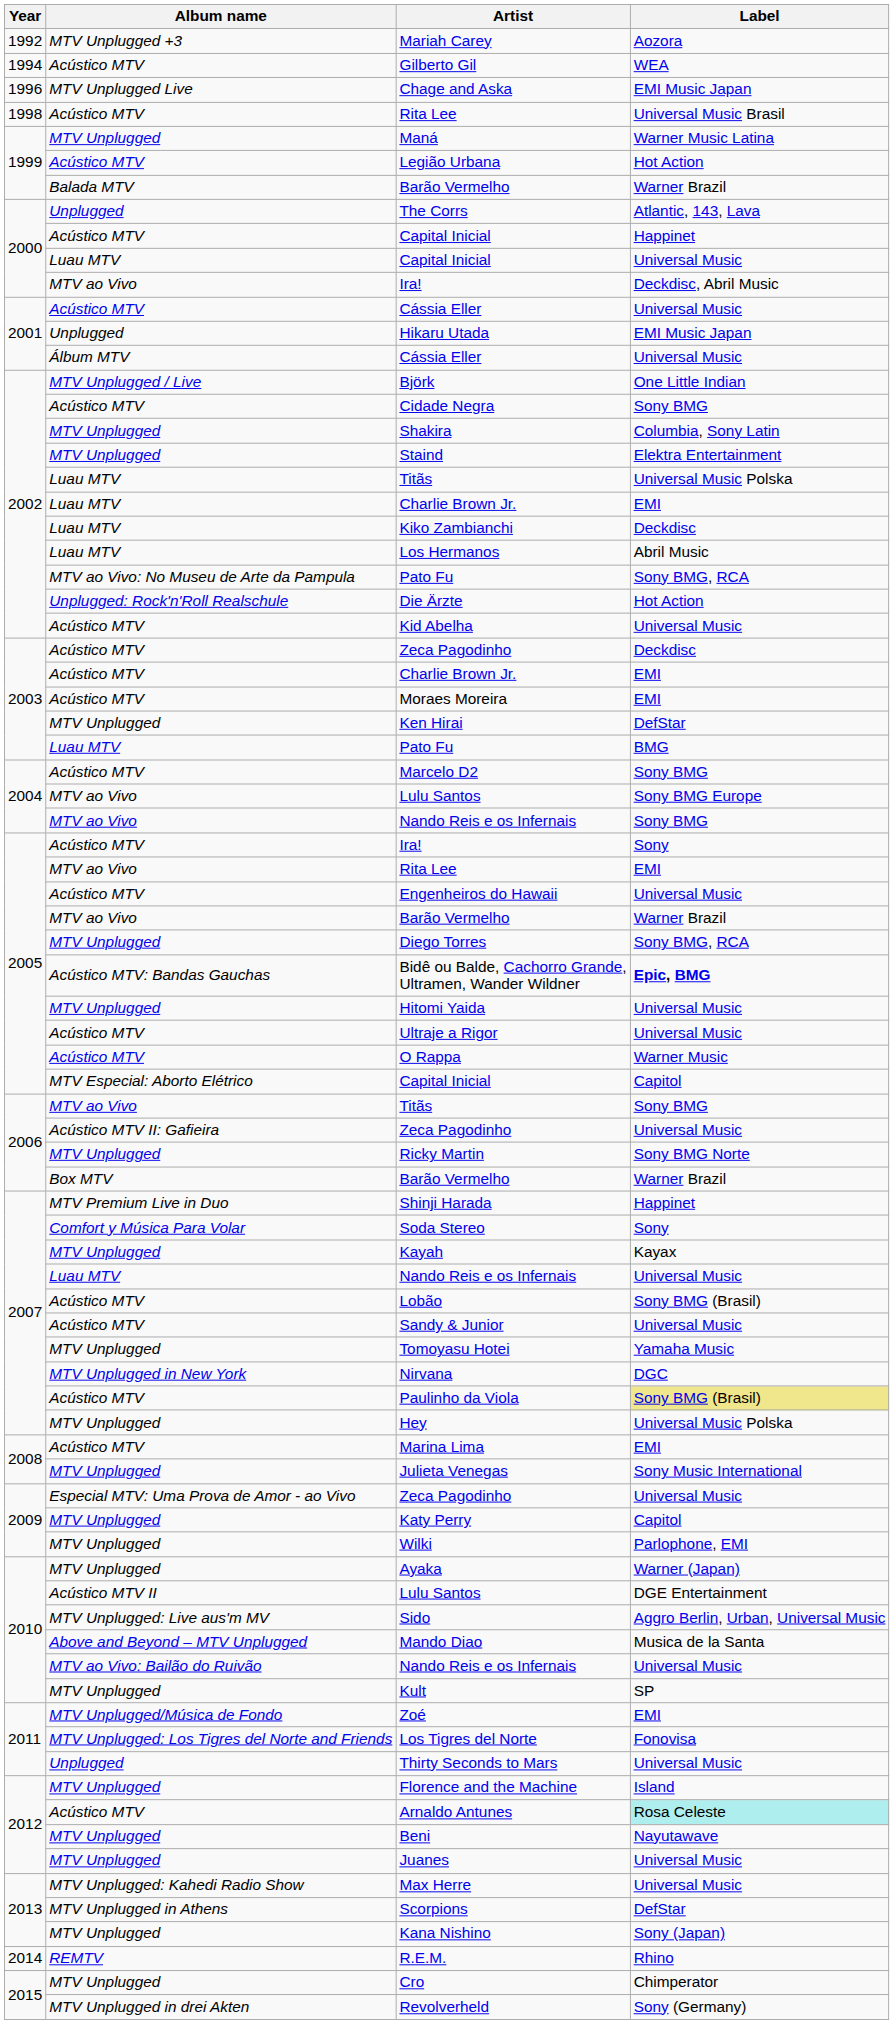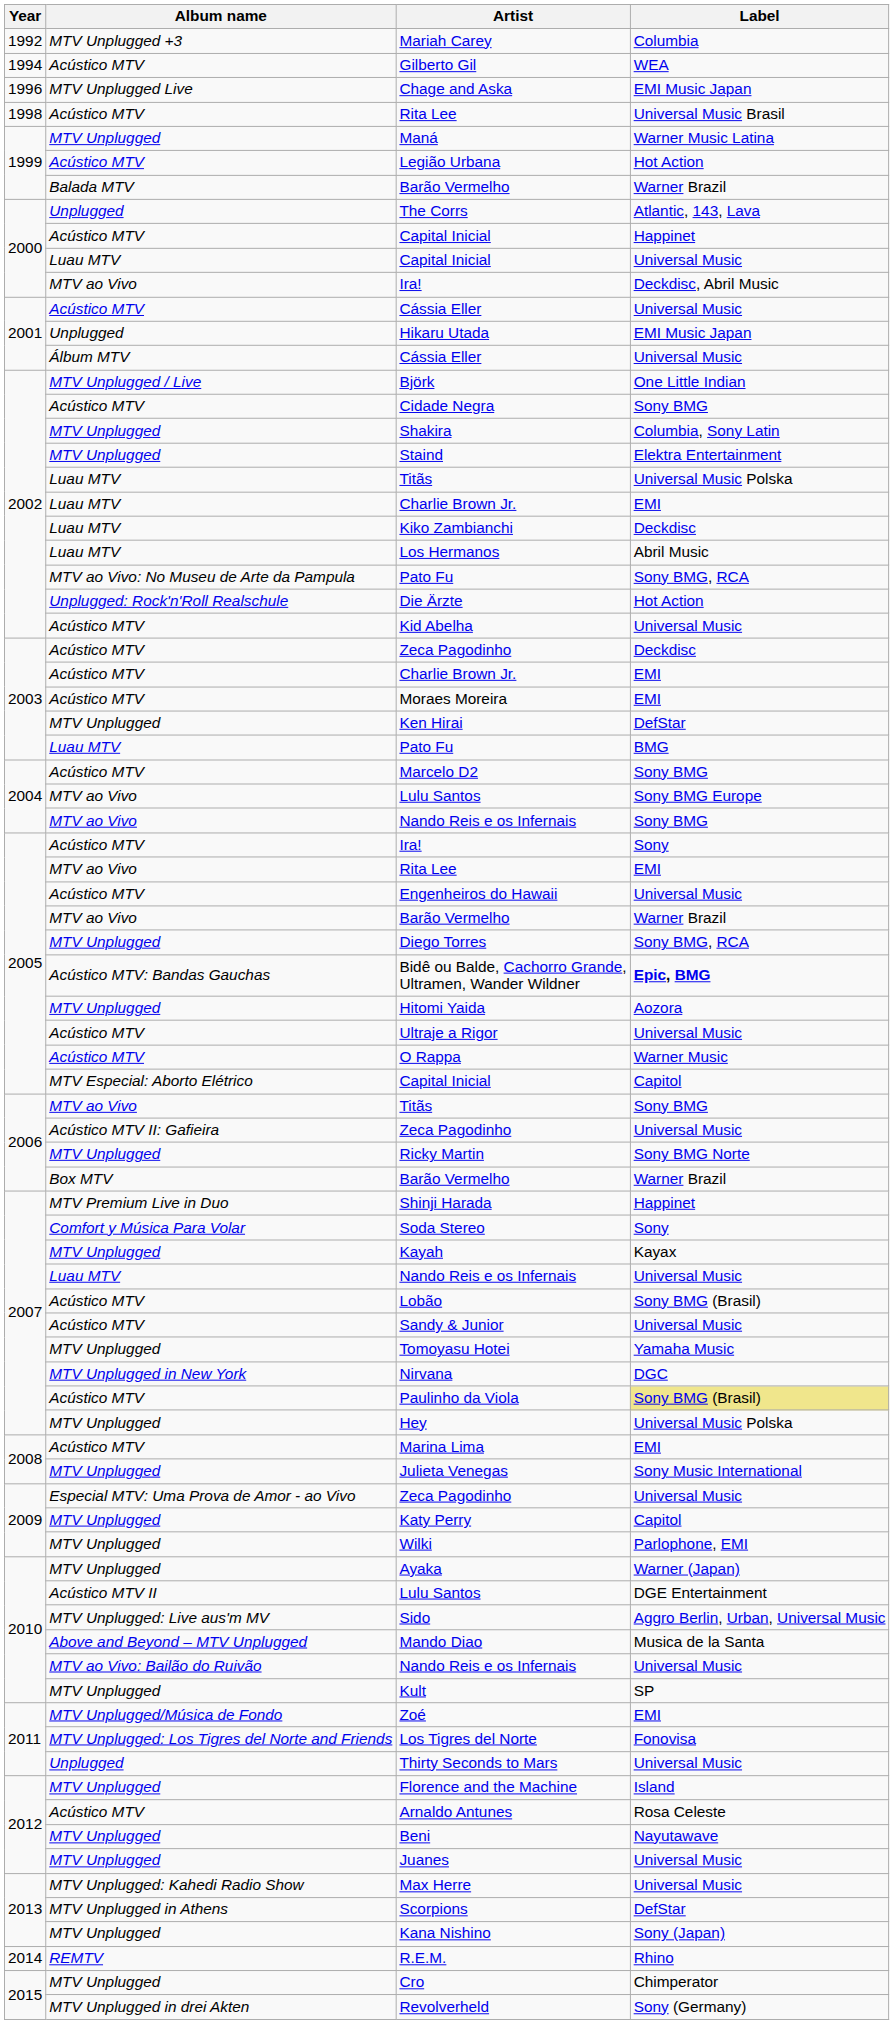(658, 41) Aozora -> (666, 41) Columbia
(688, 1008) Universal Music -> (658, 1008) Aozora
(680, 1812) paleturquoise background -> (680, 1812) no background
